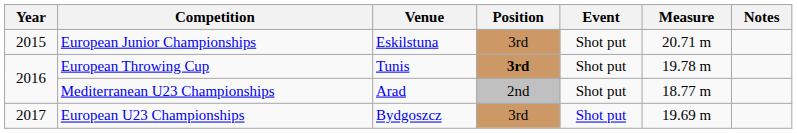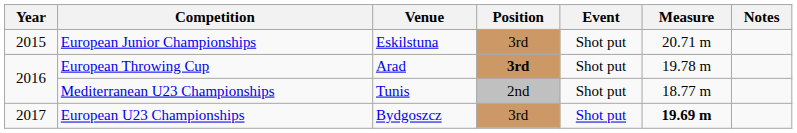(393, 66) Tunis -> (391, 66) Arad
(391, 91) Arad -> (393, 91) Tunis
(686, 116) normal -> (686, 116) bold
